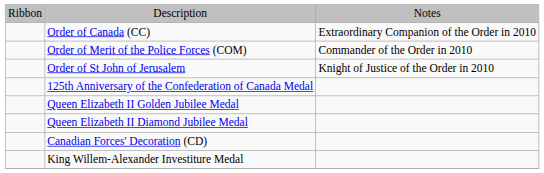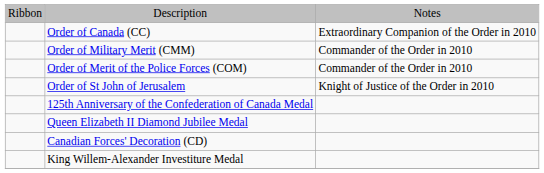+ row: (121, 50)
- row: (143, 104)
